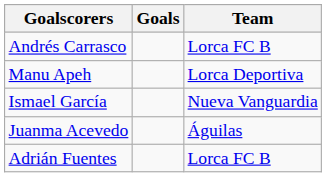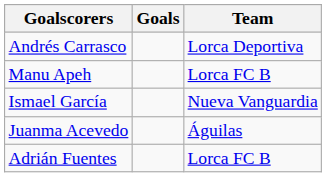(229, 46) Lorca FC B -> (246, 46) Lorca Deportiva
(246, 74) Lorca Deportiva -> (229, 74) Lorca FC B
